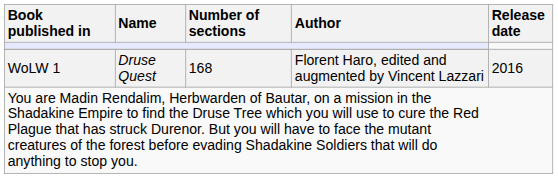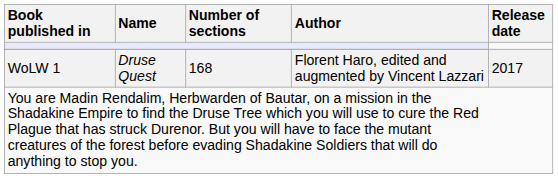(507, 68) 2016 -> (507, 68) 2017
